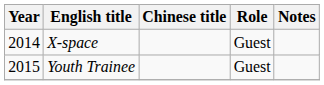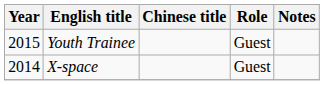rows swapped: (73, 42) <-> (91, 67)
